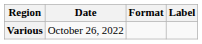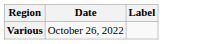- column: (146, 13)
